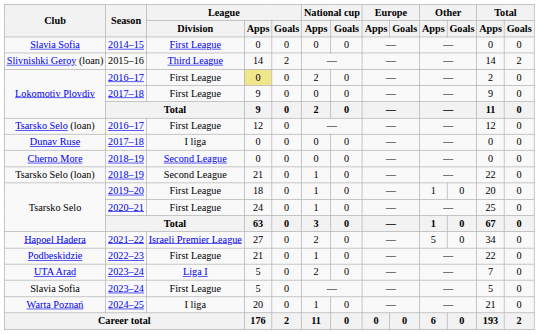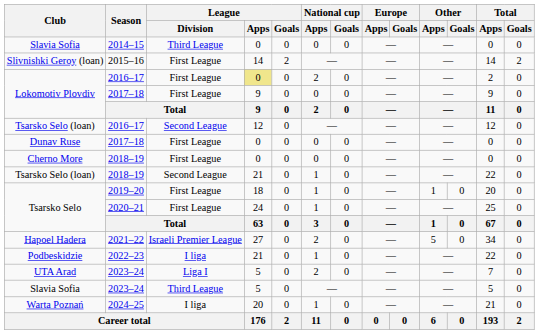(195, 45) First League -> (195, 45) Third League
(195, 61) Third League -> (195, 61) First League
(195, 126) First League -> (195, 126) Second League
(195, 142) I liga -> (195, 142) First League
(195, 158) Second League -> (195, 158) First League
(195, 256) First League -> (195, 256) I liga
(195, 288) First League -> (195, 288) Third League
